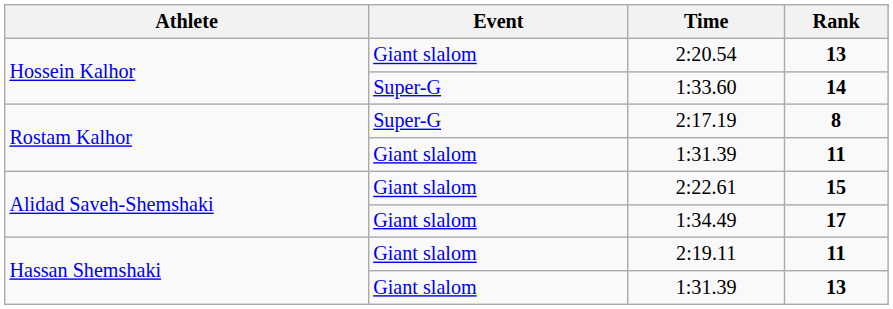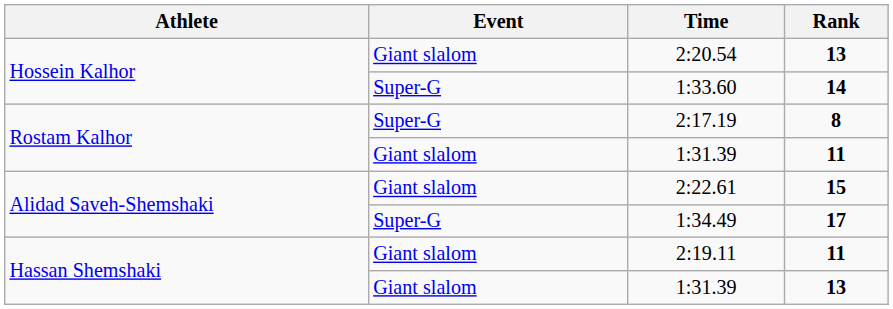(425, 221) Giant slalom -> (407, 221) Super-G
